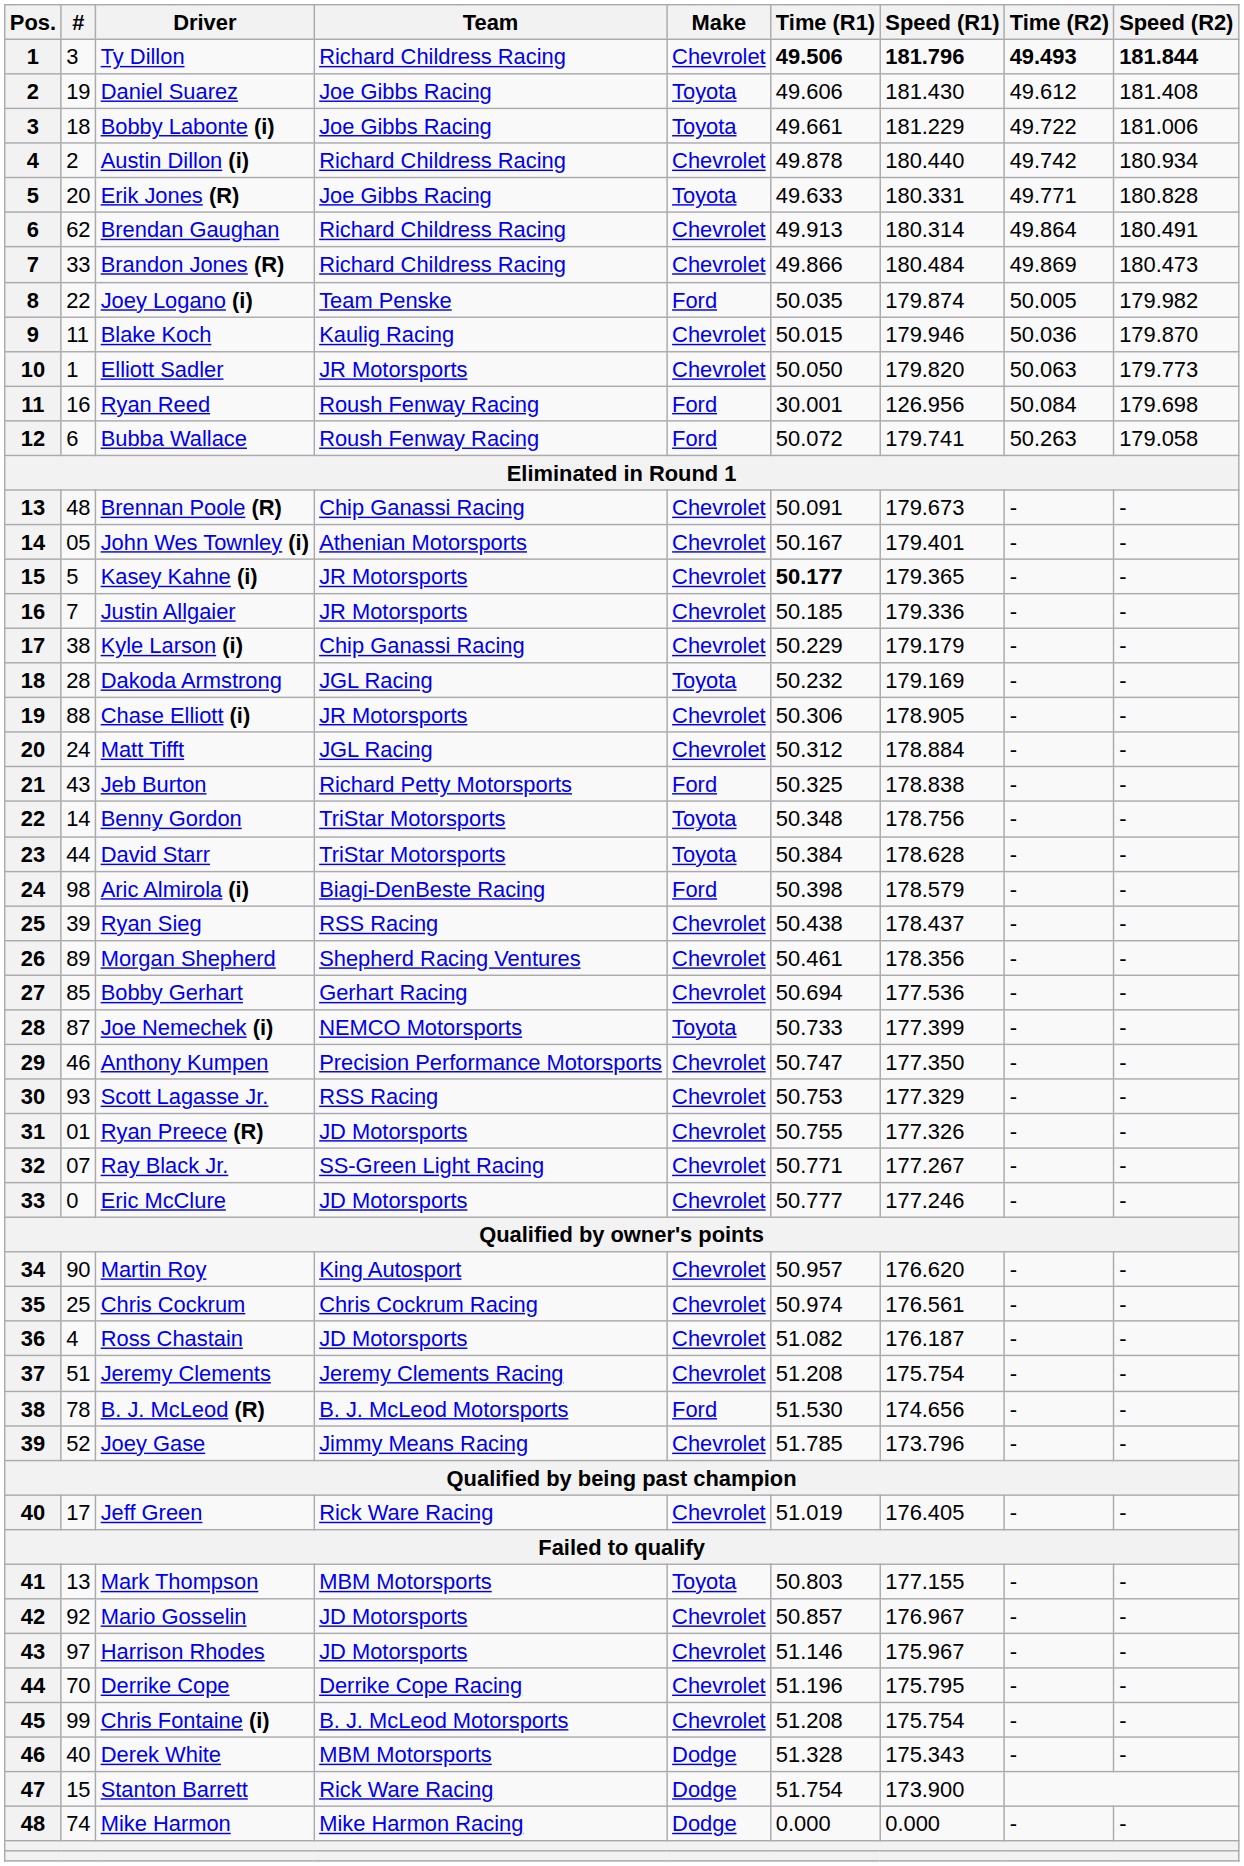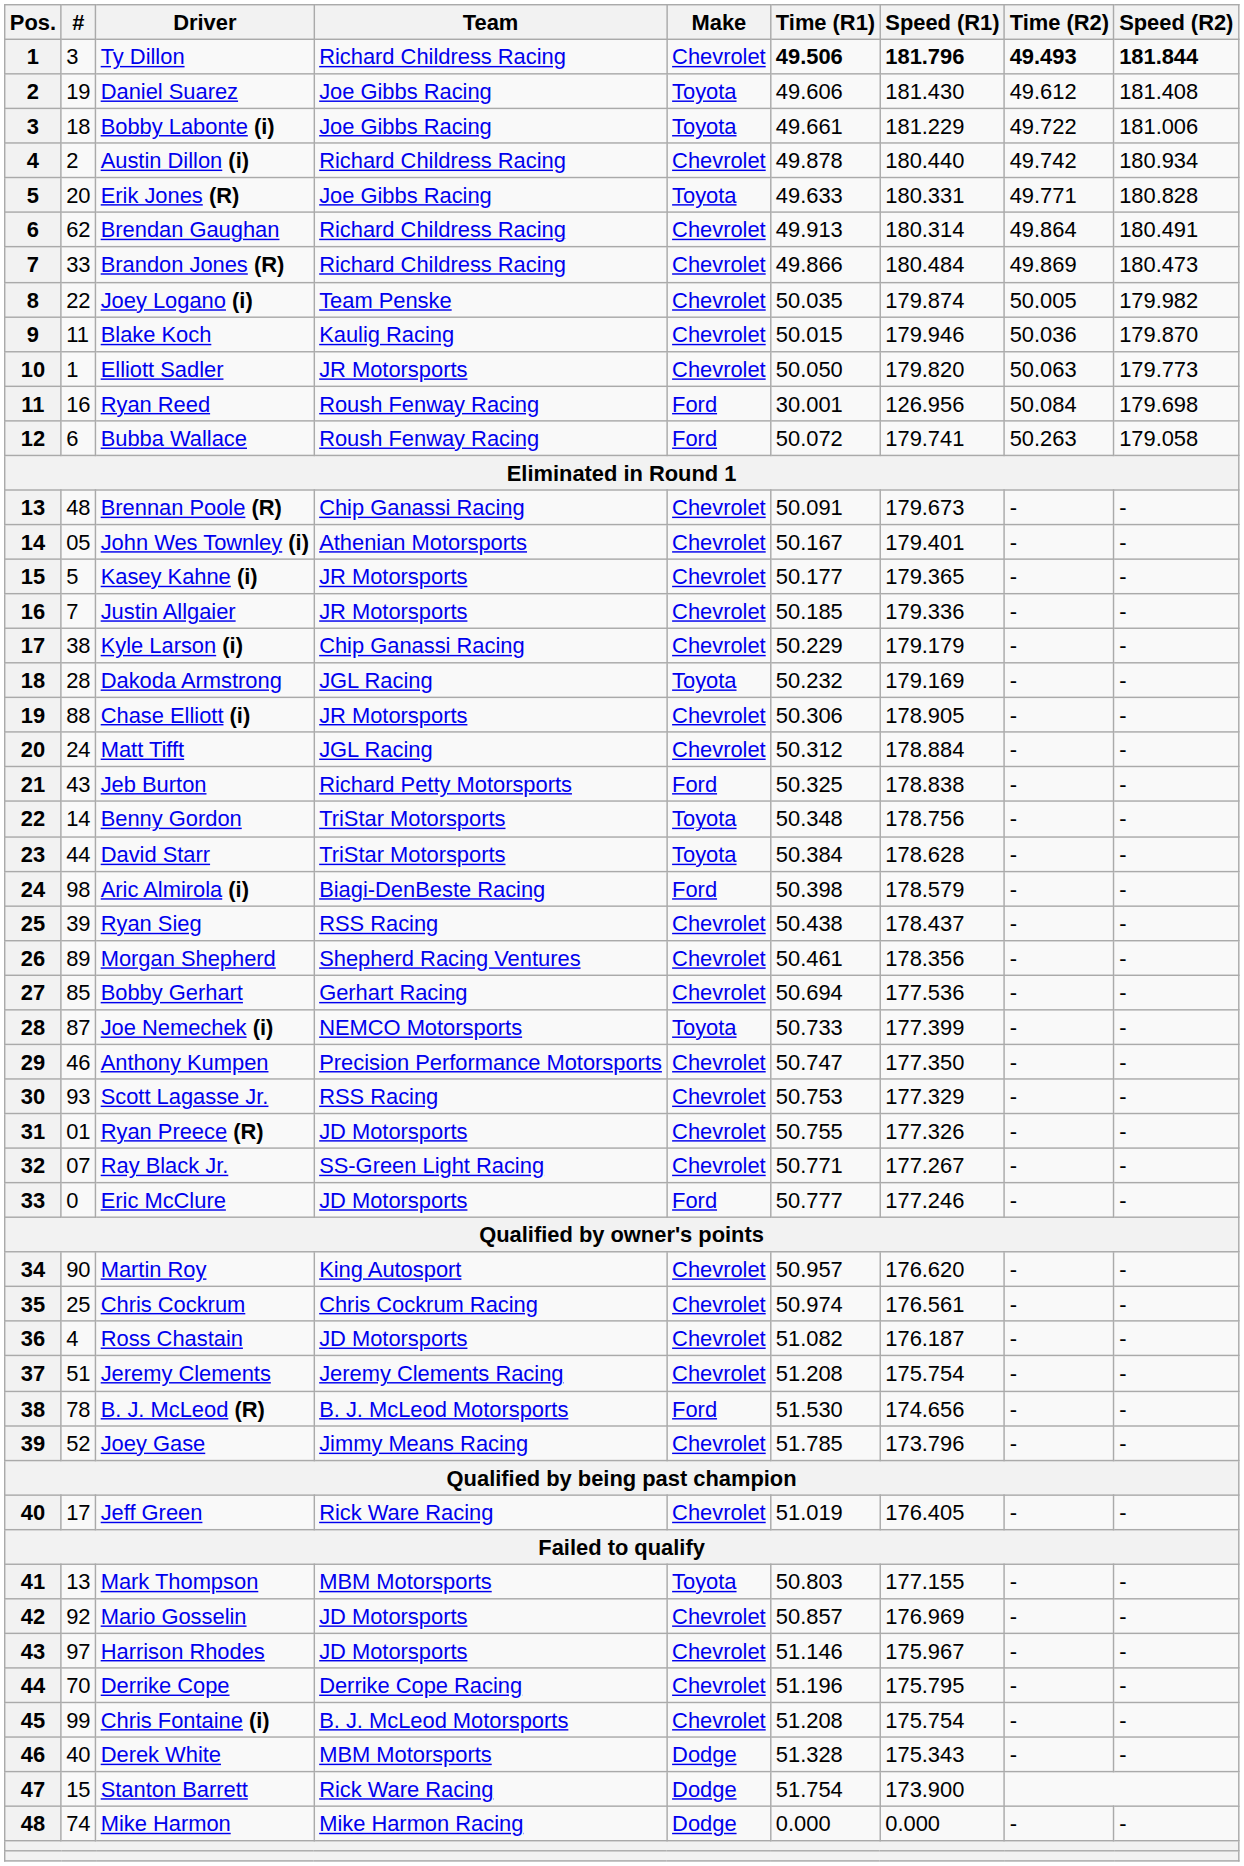(695, 299) Ford -> (719, 299) Chevrolet
(809, 577) bold -> (809, 577) normal
(719, 1200) Chevrolet -> (695, 1200) Ford
(925, 1616) 176.967 -> (925, 1616) 176.969
